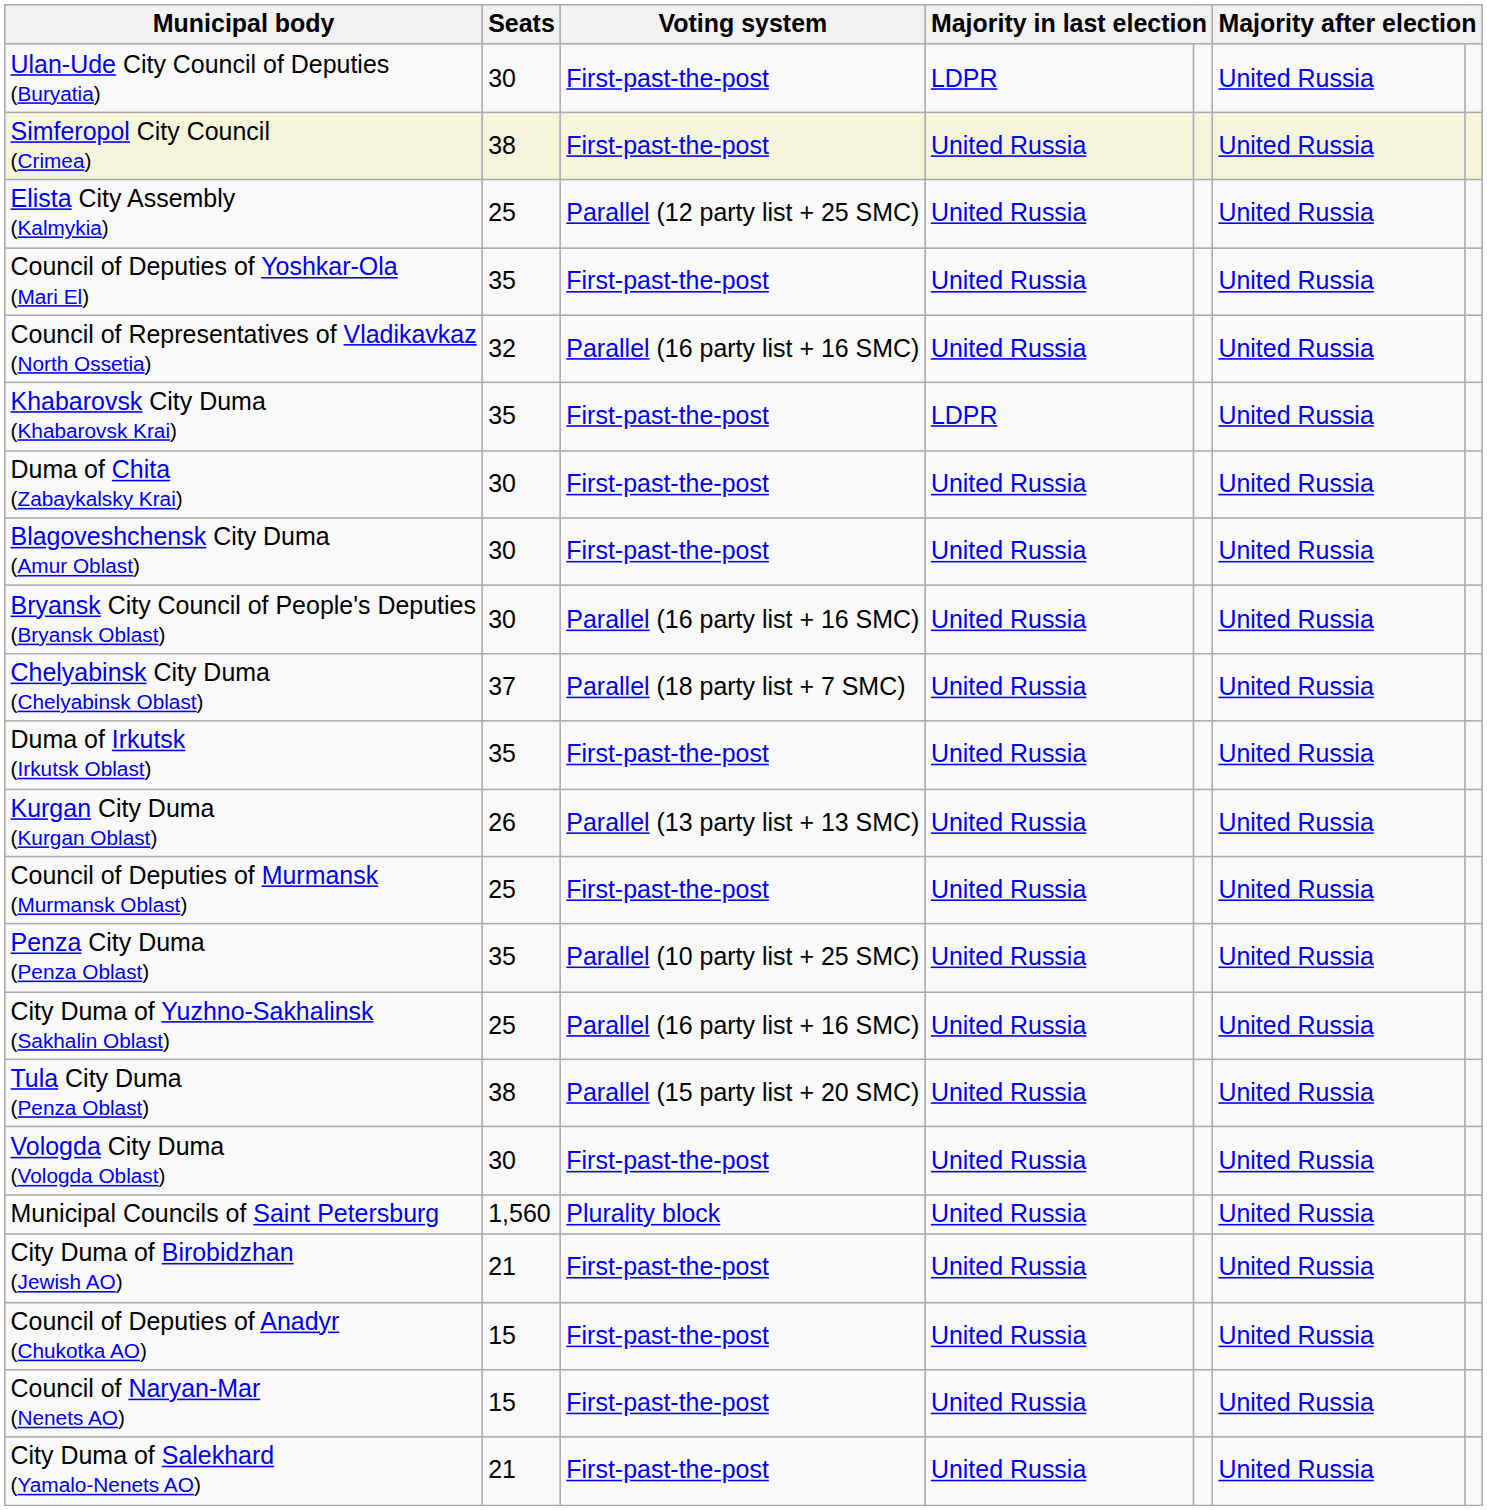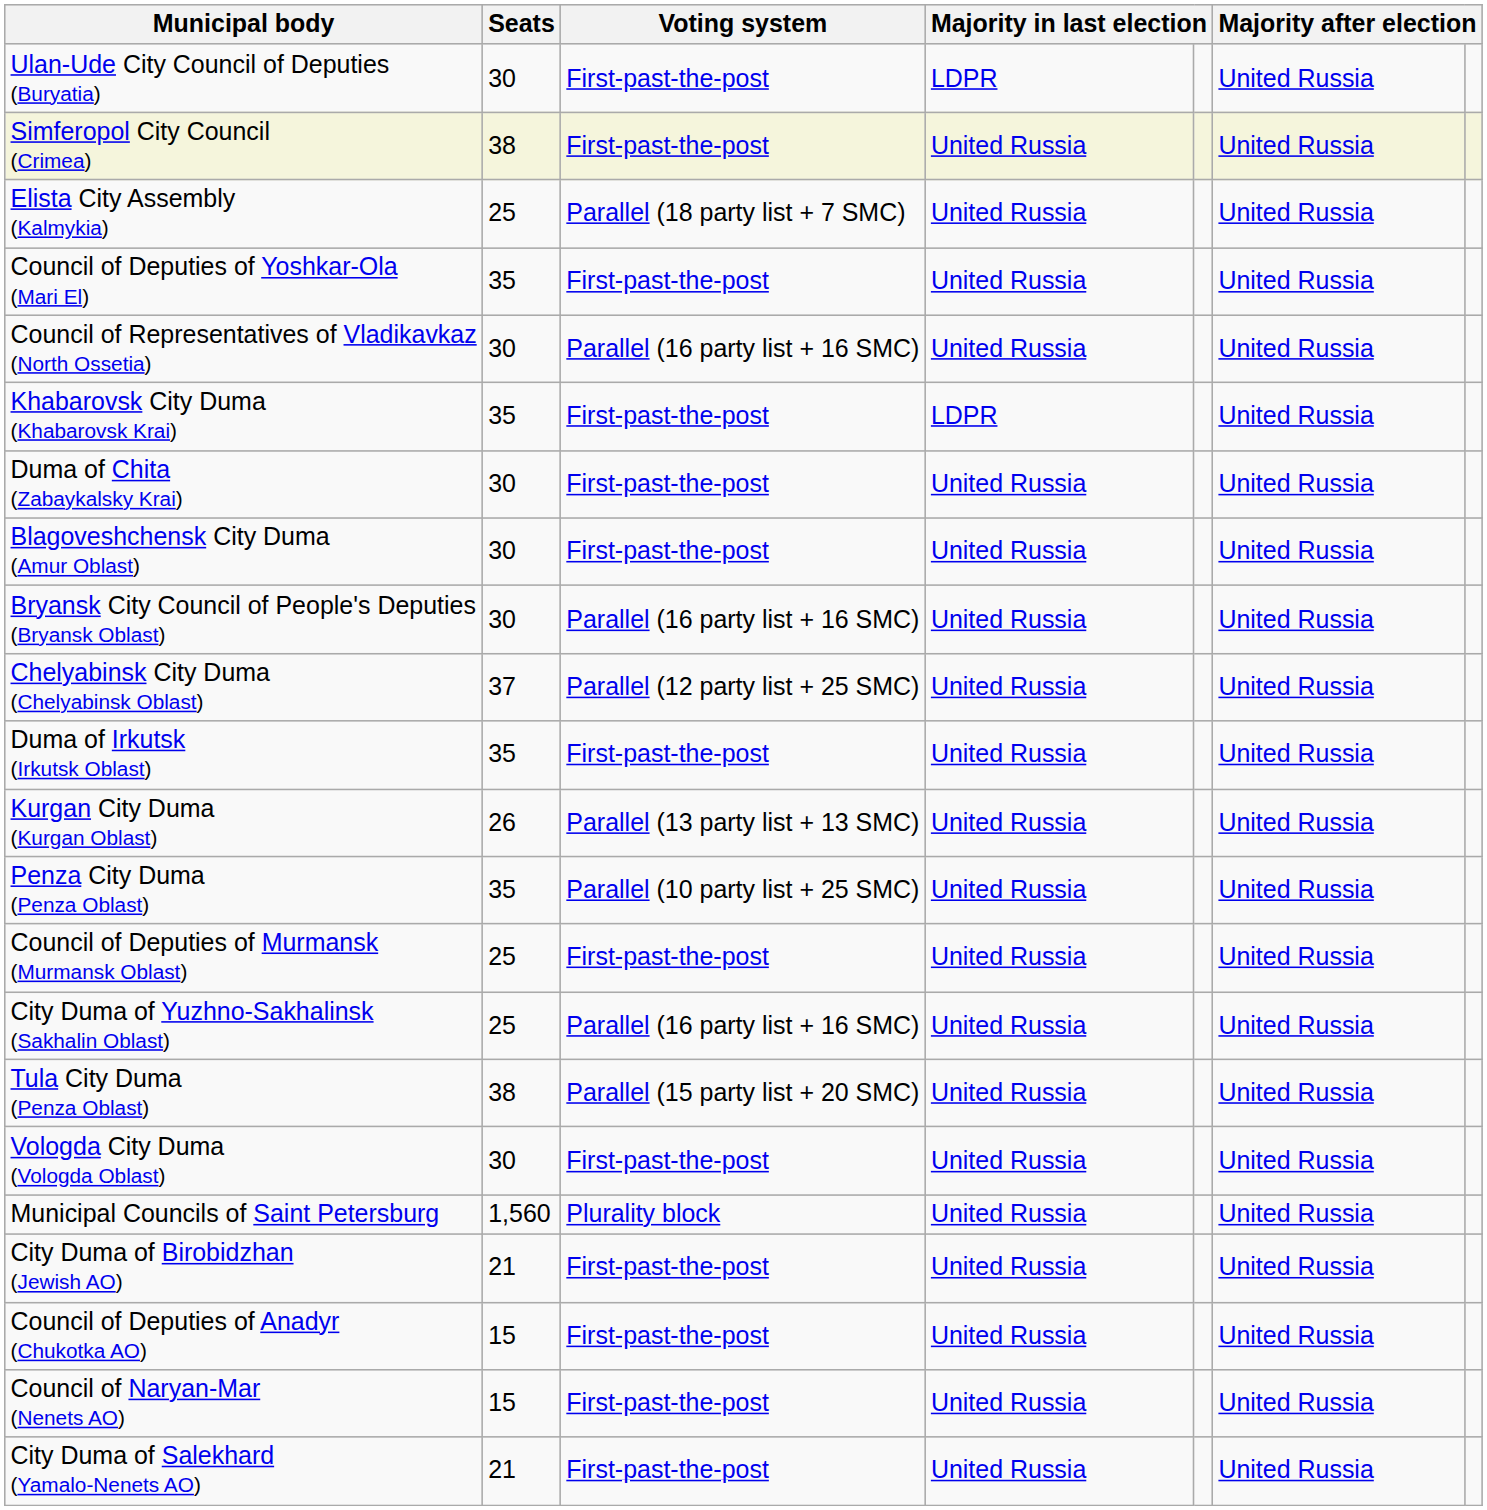(743, 213) Parallel (12 party list + 25 SMC) -> (736, 213) Parallel (18 party list + 7 SMC)
(502, 348) 32 -> (502, 348) 30
(736, 686) Parallel (18 party list + 7 SMC) -> (743, 686) Parallel (12 party list + 25 SMC)
rows swapped: (194, 889) <-> (108, 957)
